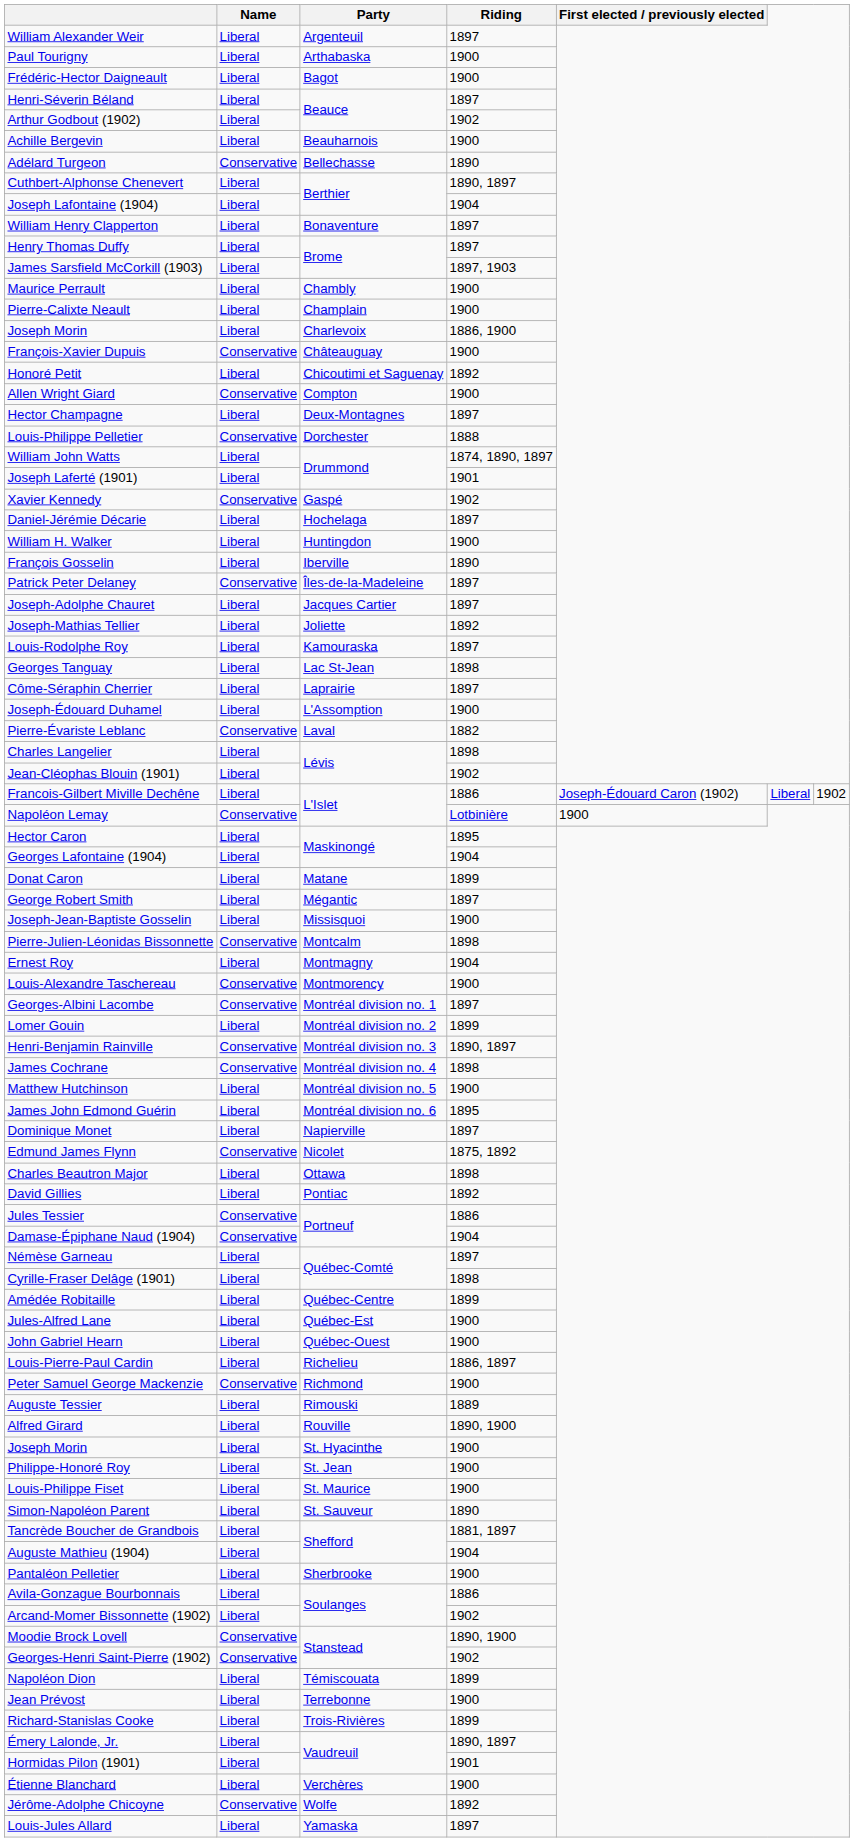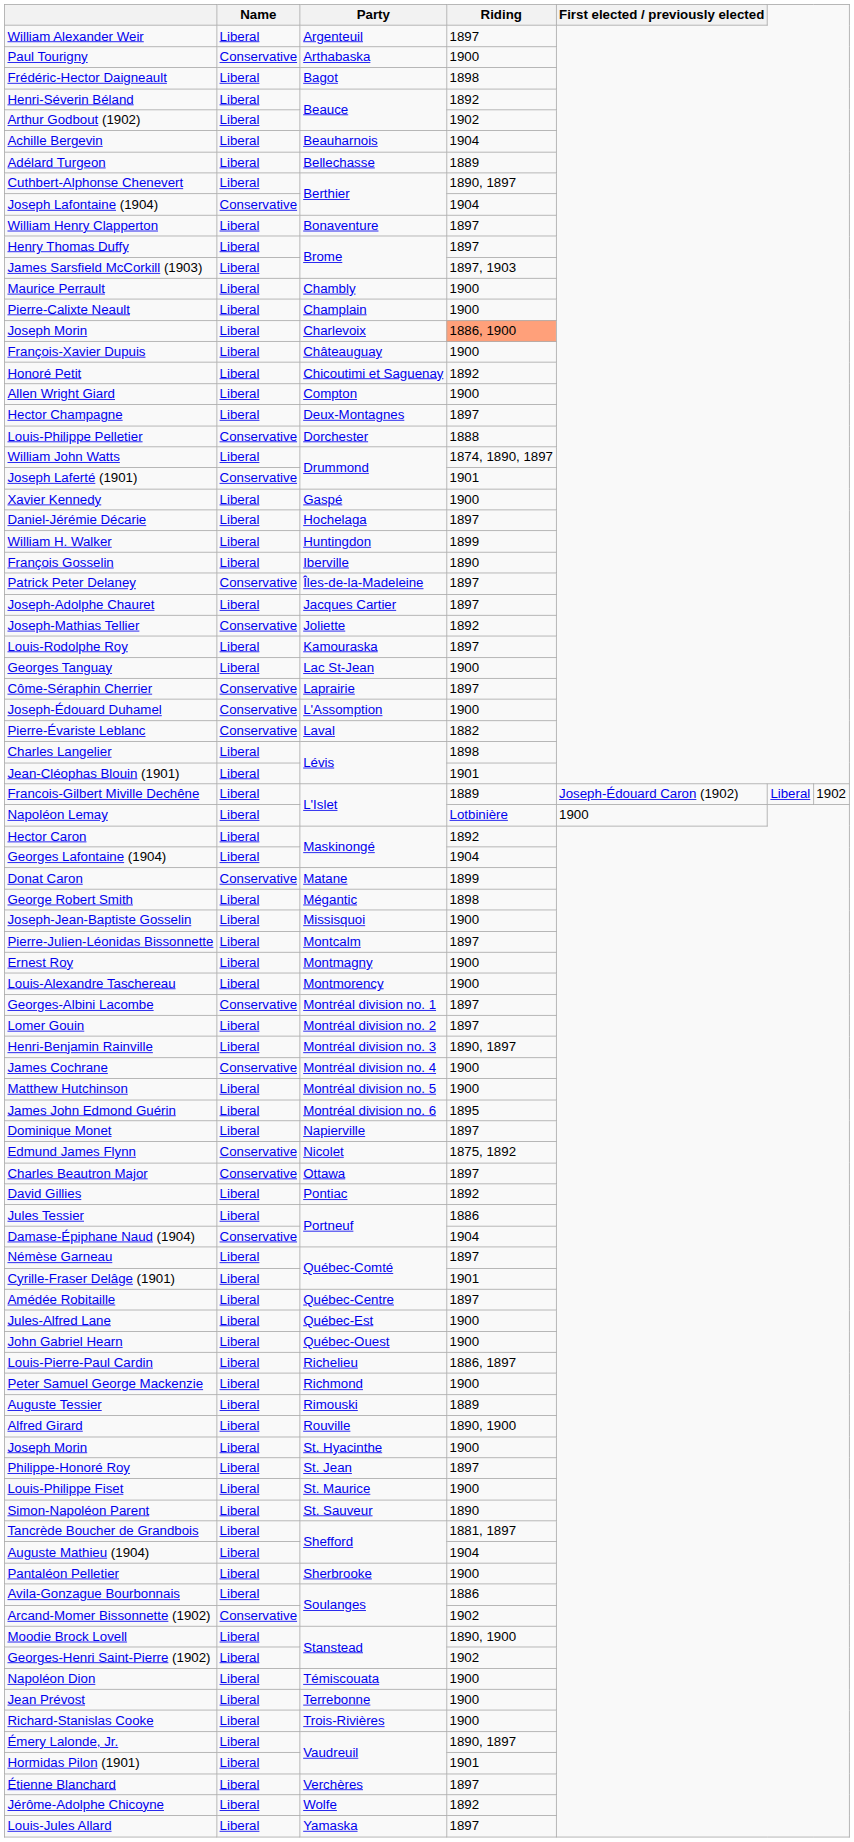(239, 57) Liberal -> (258, 57) Conservative
(464, 78) 1900 -> (464, 78) 1898
(464, 99) 1897 -> (464, 99) 1892
(464, 141) 1900 -> (464, 141) 1904
(258, 162) Conservative -> (239, 162) Liberal
(464, 162) 1890 -> (464, 162) 1889
(239, 204) Liberal -> (258, 204) Conservative
(483, 330) no background -> (483, 330) lightsalmon background
(258, 352) Conservative -> (239, 352) Liberal
(258, 394) Conservative -> (239, 394) Liberal
(239, 478) Liberal -> (258, 478) Conservative
(258, 499) Conservative -> (239, 499) Liberal
(464, 499) 1902 -> (464, 499) 1900
(464, 541) 1900 -> (464, 541) 1899
(239, 625) Liberal -> (258, 625) Conservative
(464, 667) 1898 -> (464, 667) 1900
(239, 688) Liberal -> (258, 688) Conservative
(239, 710) Liberal -> (258, 710) Conservative
(464, 773) 1902 -> (464, 773) 1901
(464, 794) 1886 -> (464, 794) 1889
(258, 815) Conservative -> (239, 815) Liberal
(464, 836) 1895 -> (464, 836) 1892
(239, 878) Liberal -> (258, 878) Conservative
(464, 899) 1897 -> (464, 899) 1898
(258, 941) Conservative -> (239, 941) Liberal
(464, 941) 1898 -> (464, 941) 1897
(464, 962) 1904 -> (464, 962) 1900
(258, 983) Conservative -> (239, 983) Liberal
(464, 1025) 1899 -> (464, 1025) 1897
(258, 1047) Conservative -> (239, 1047) Liberal
(464, 1068) 1898 -> (464, 1068) 1900
(239, 1173) Liberal -> (258, 1173) Conservative
(464, 1173) 1898 -> (464, 1173) 1897
(258, 1215) Conservative -> (239, 1215) Liberal
(464, 1278) 1898 -> (464, 1278) 1901
(464, 1299) 1899 -> (464, 1299) 1897
(258, 1384) Conservative -> (239, 1384) Liberal
(464, 1468) 1900 -> (464, 1468) 1897
(239, 1615) Liberal -> (258, 1615) Conservative
(258, 1636) Conservative -> (239, 1636) Liberal
(258, 1657) Conservative -> (239, 1657) Liberal
(464, 1678) 1899 -> (464, 1678) 1900
(464, 1720) 1899 -> (464, 1720) 1900
(464, 1784) 1900 -> (464, 1784) 1897
(258, 1805) Conservative -> (239, 1805) Liberal
